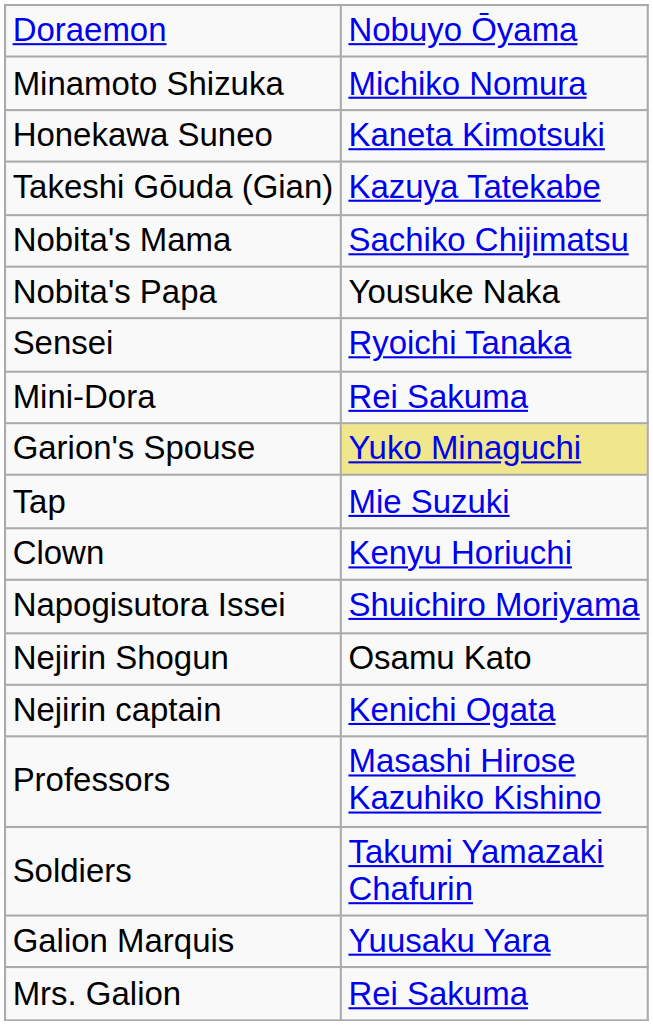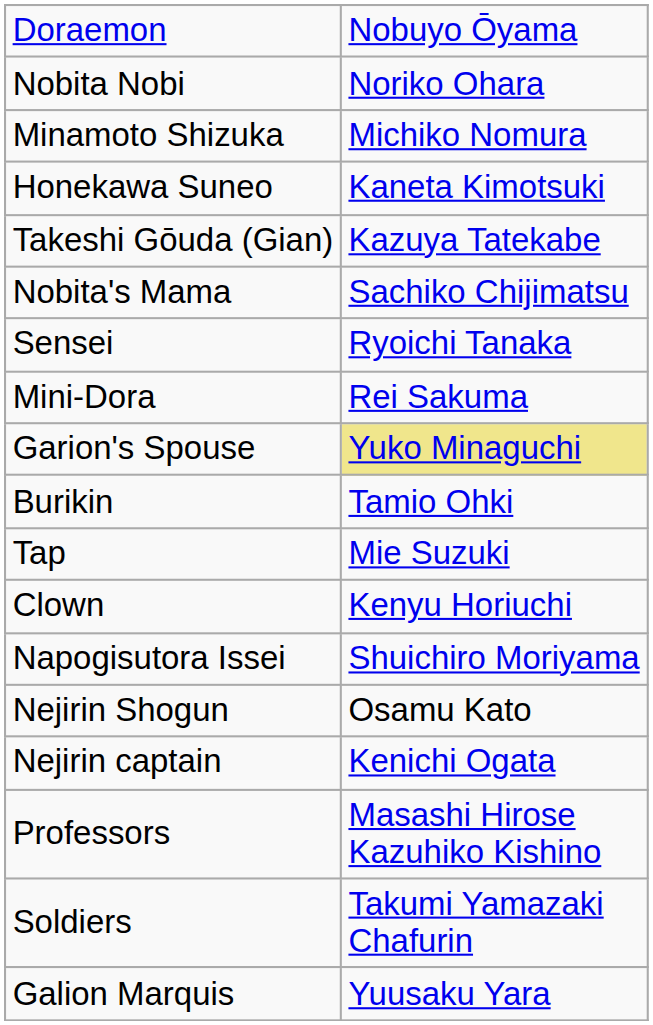+ row: (99, 82)
- row: (115, 291)
+ row: (63, 501)
- row: (97, 993)
